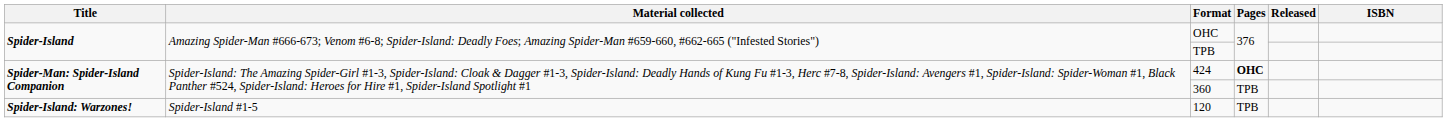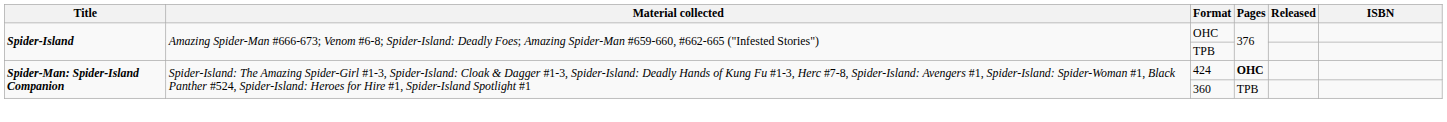- row: (1202, 107)
